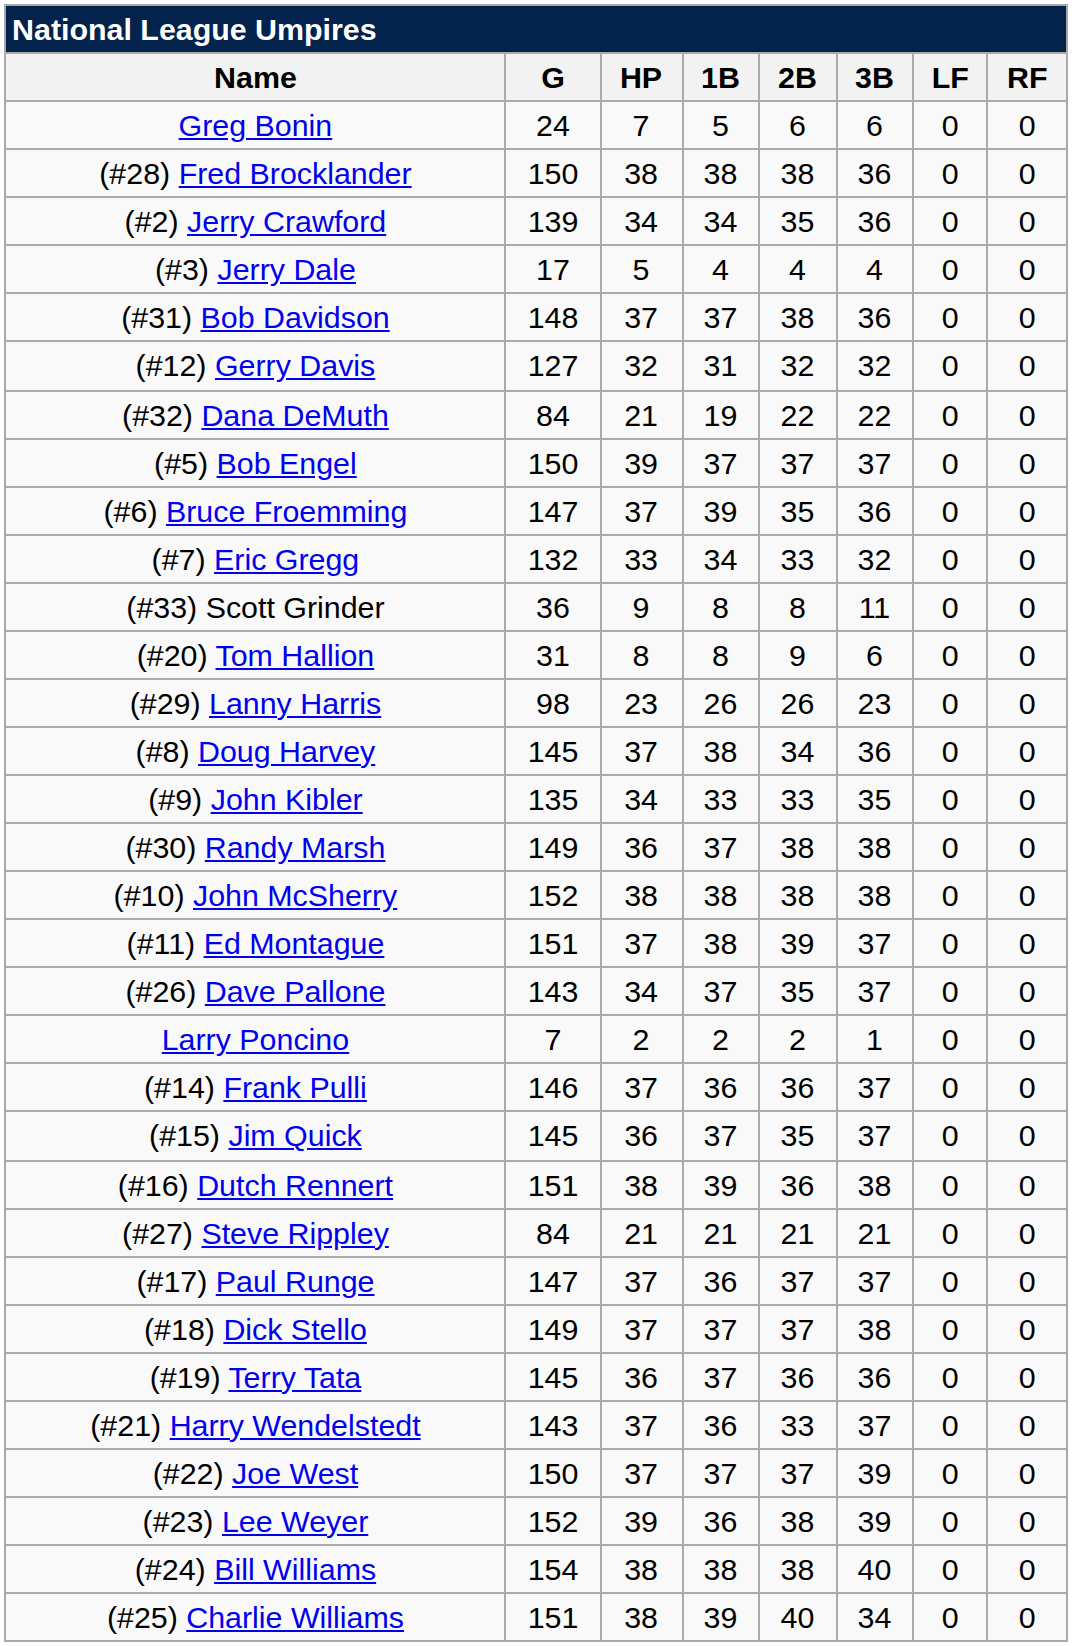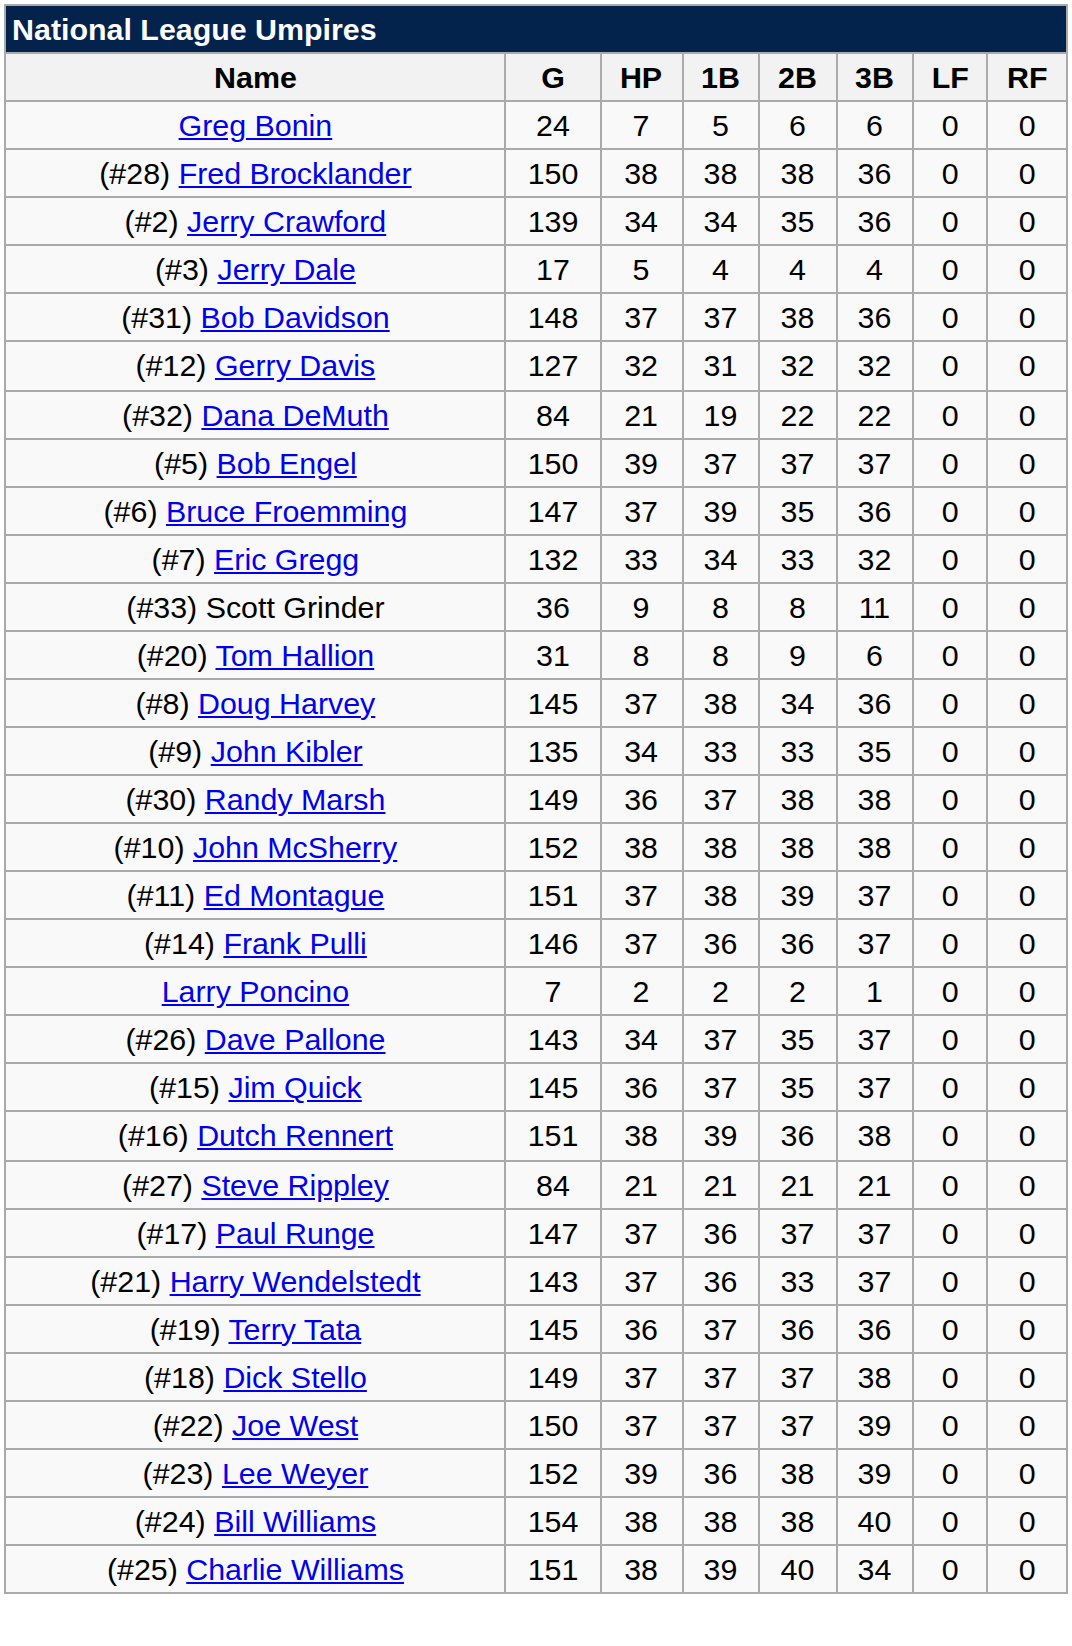- row: (255, 703)
rows swapped: (255, 992) <-> (255, 1088)
rows swapped: (255, 1328) <-> (255, 1425)
